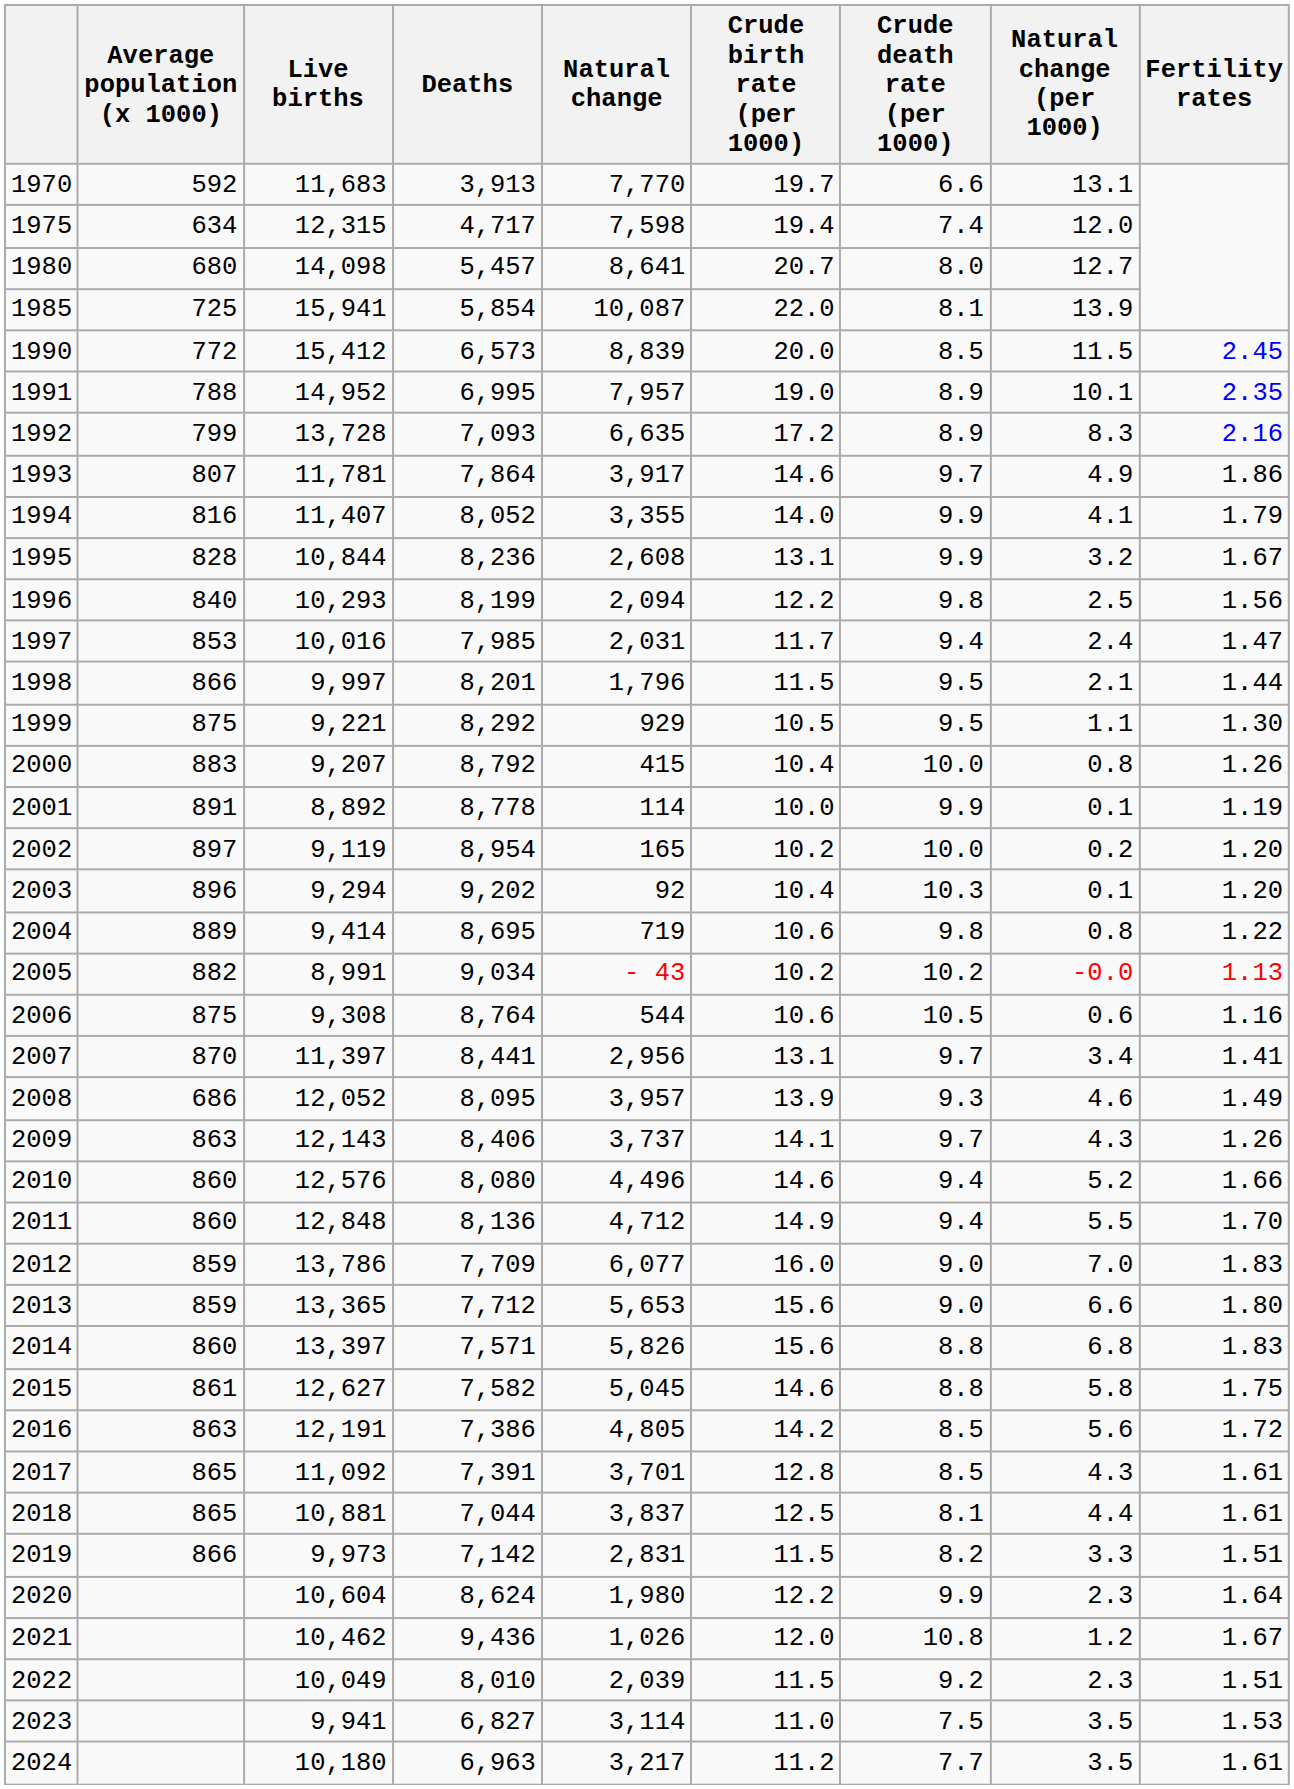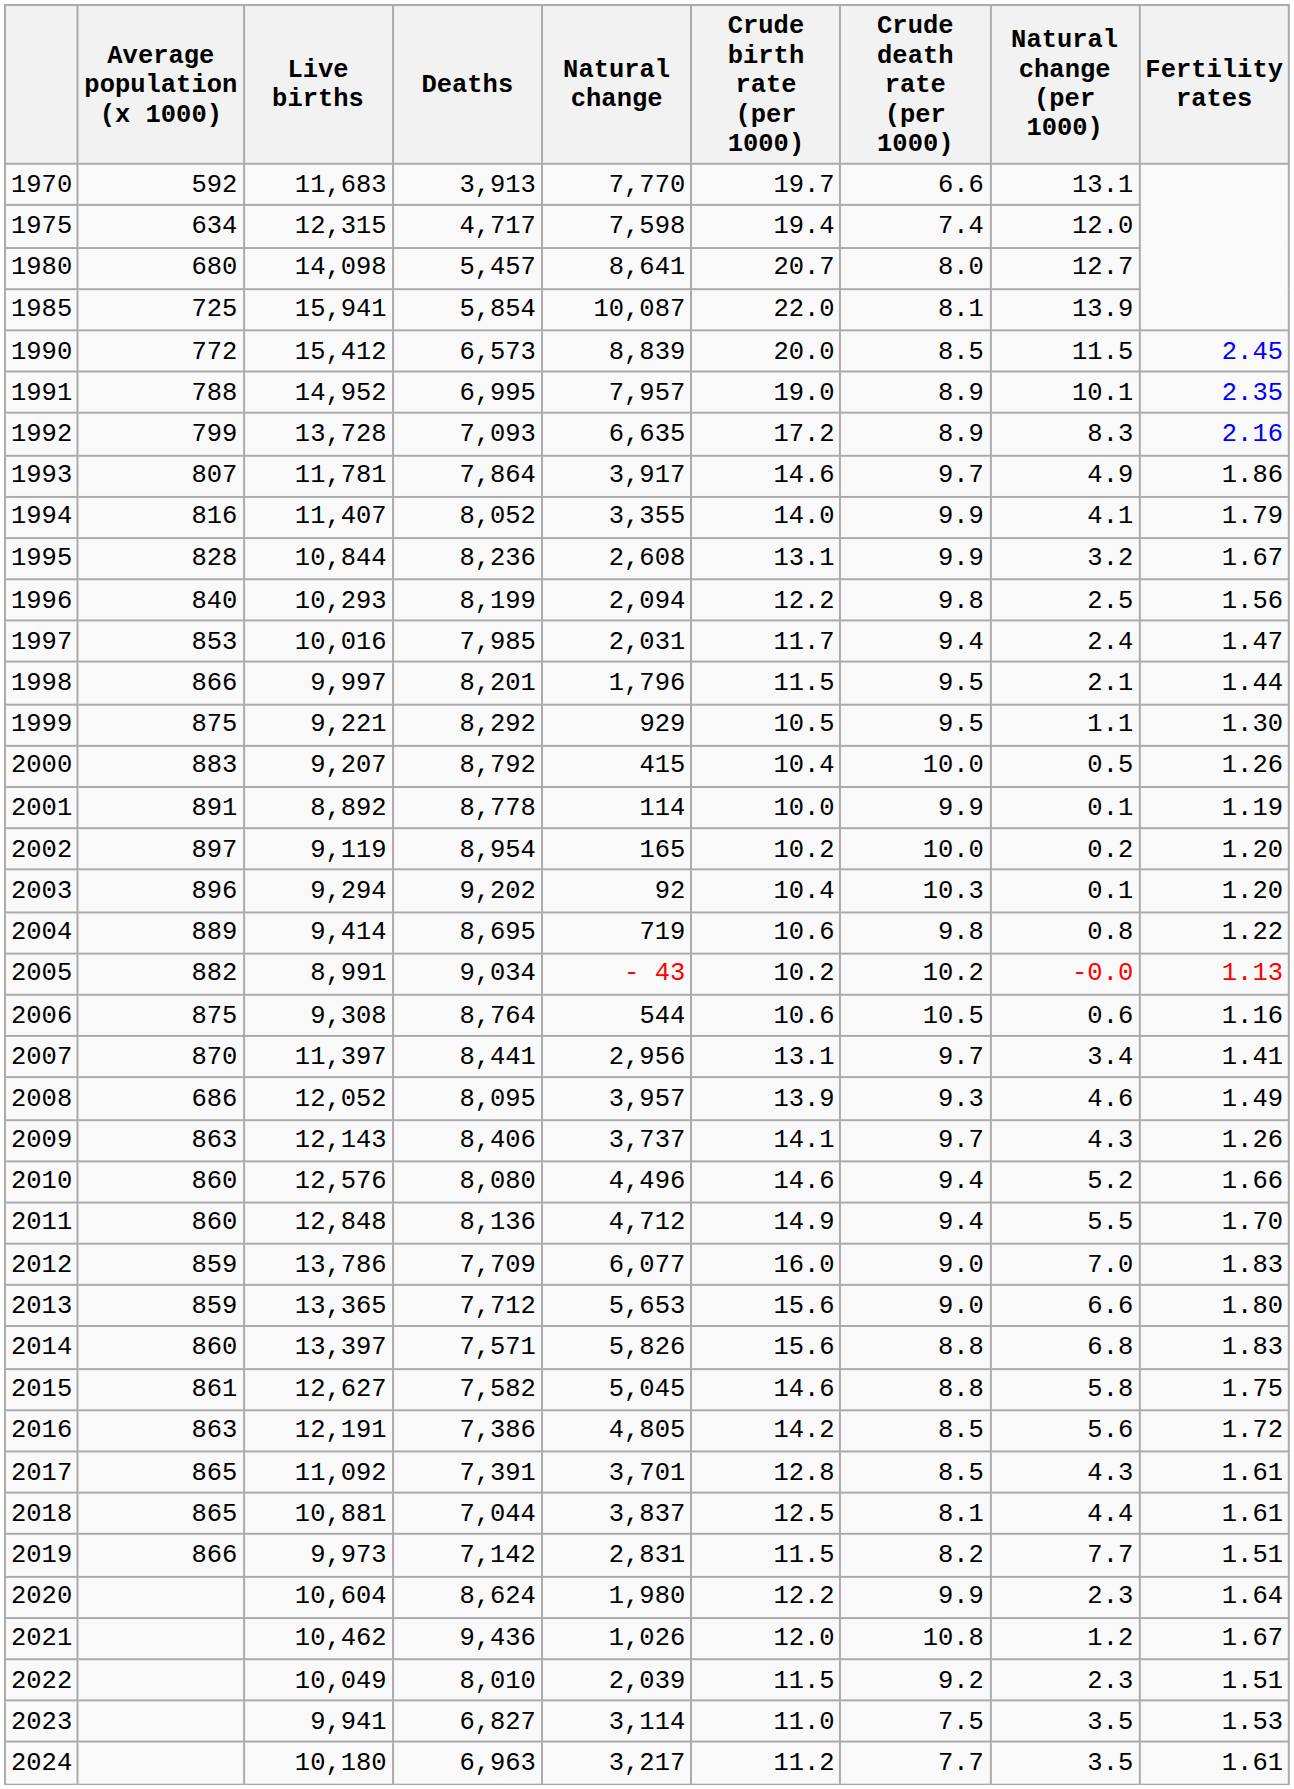(1110, 766) 0.8 -> (1110, 766) 0.5
(1110, 1555) 3.3 -> (1110, 1555) 7.7
